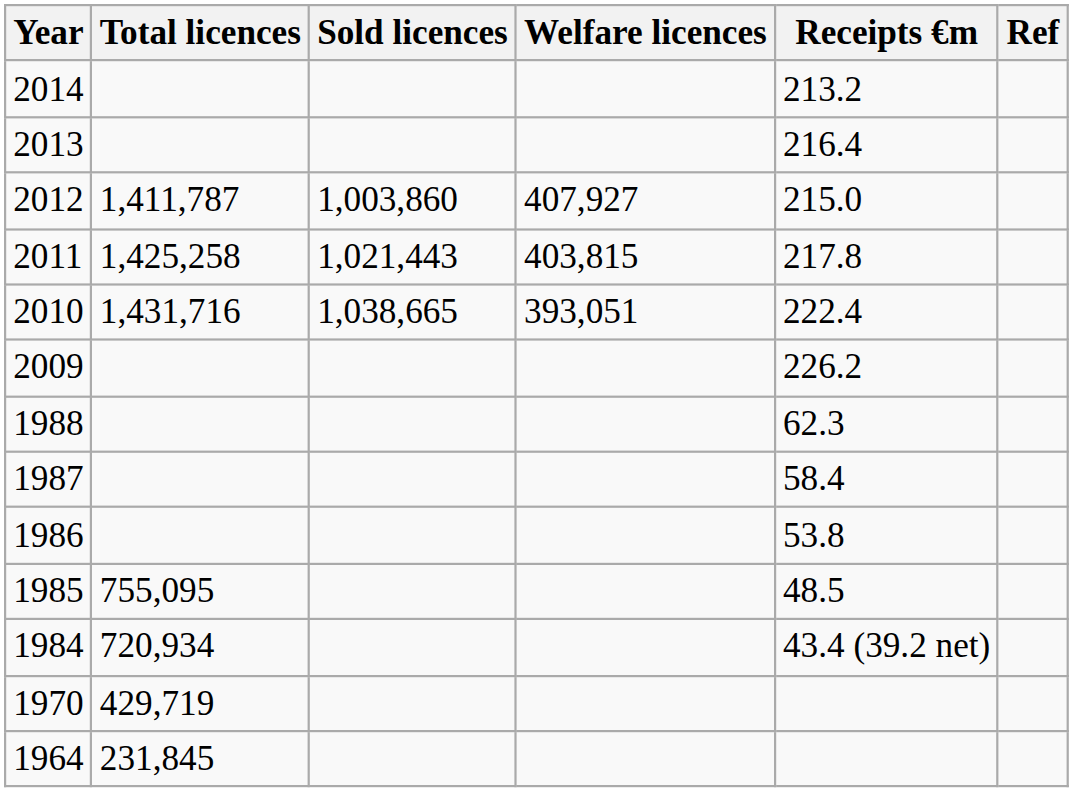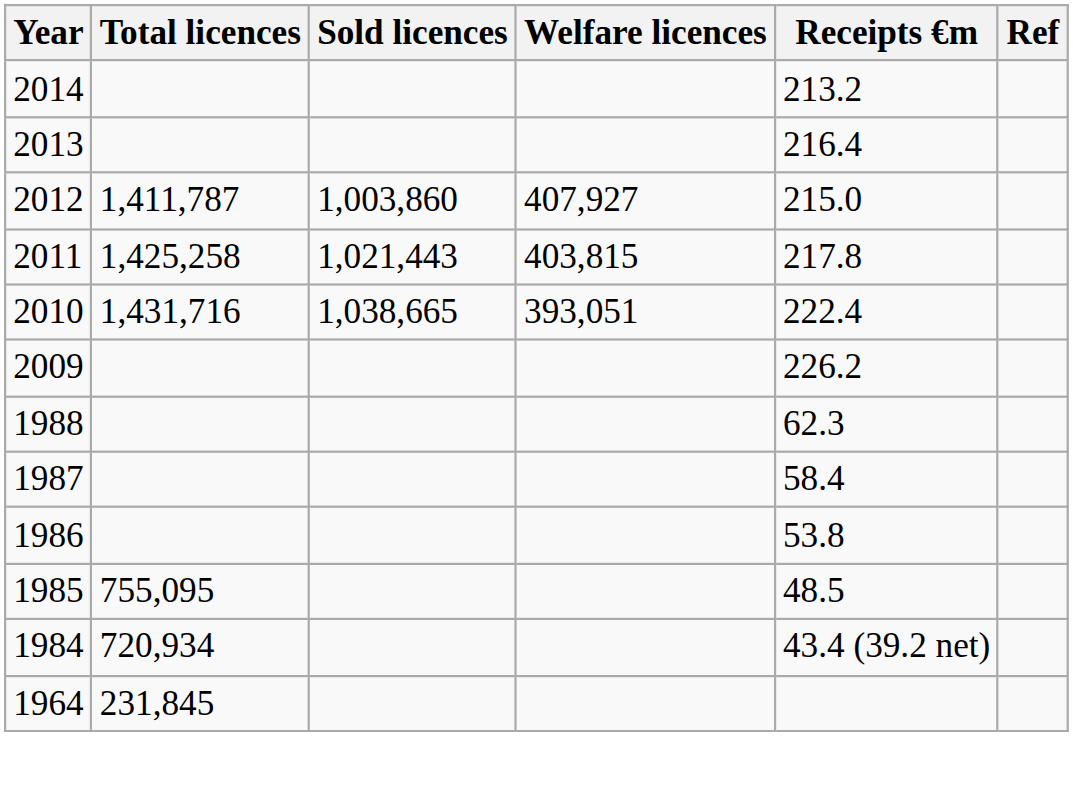- row: (48, 702)
